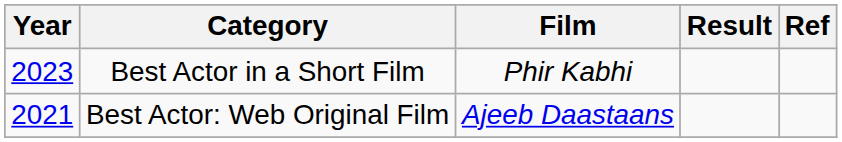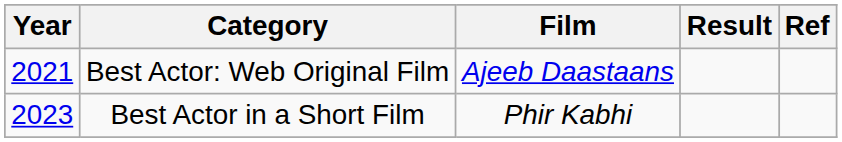rows swapped: (268, 114) <-> (268, 70)
